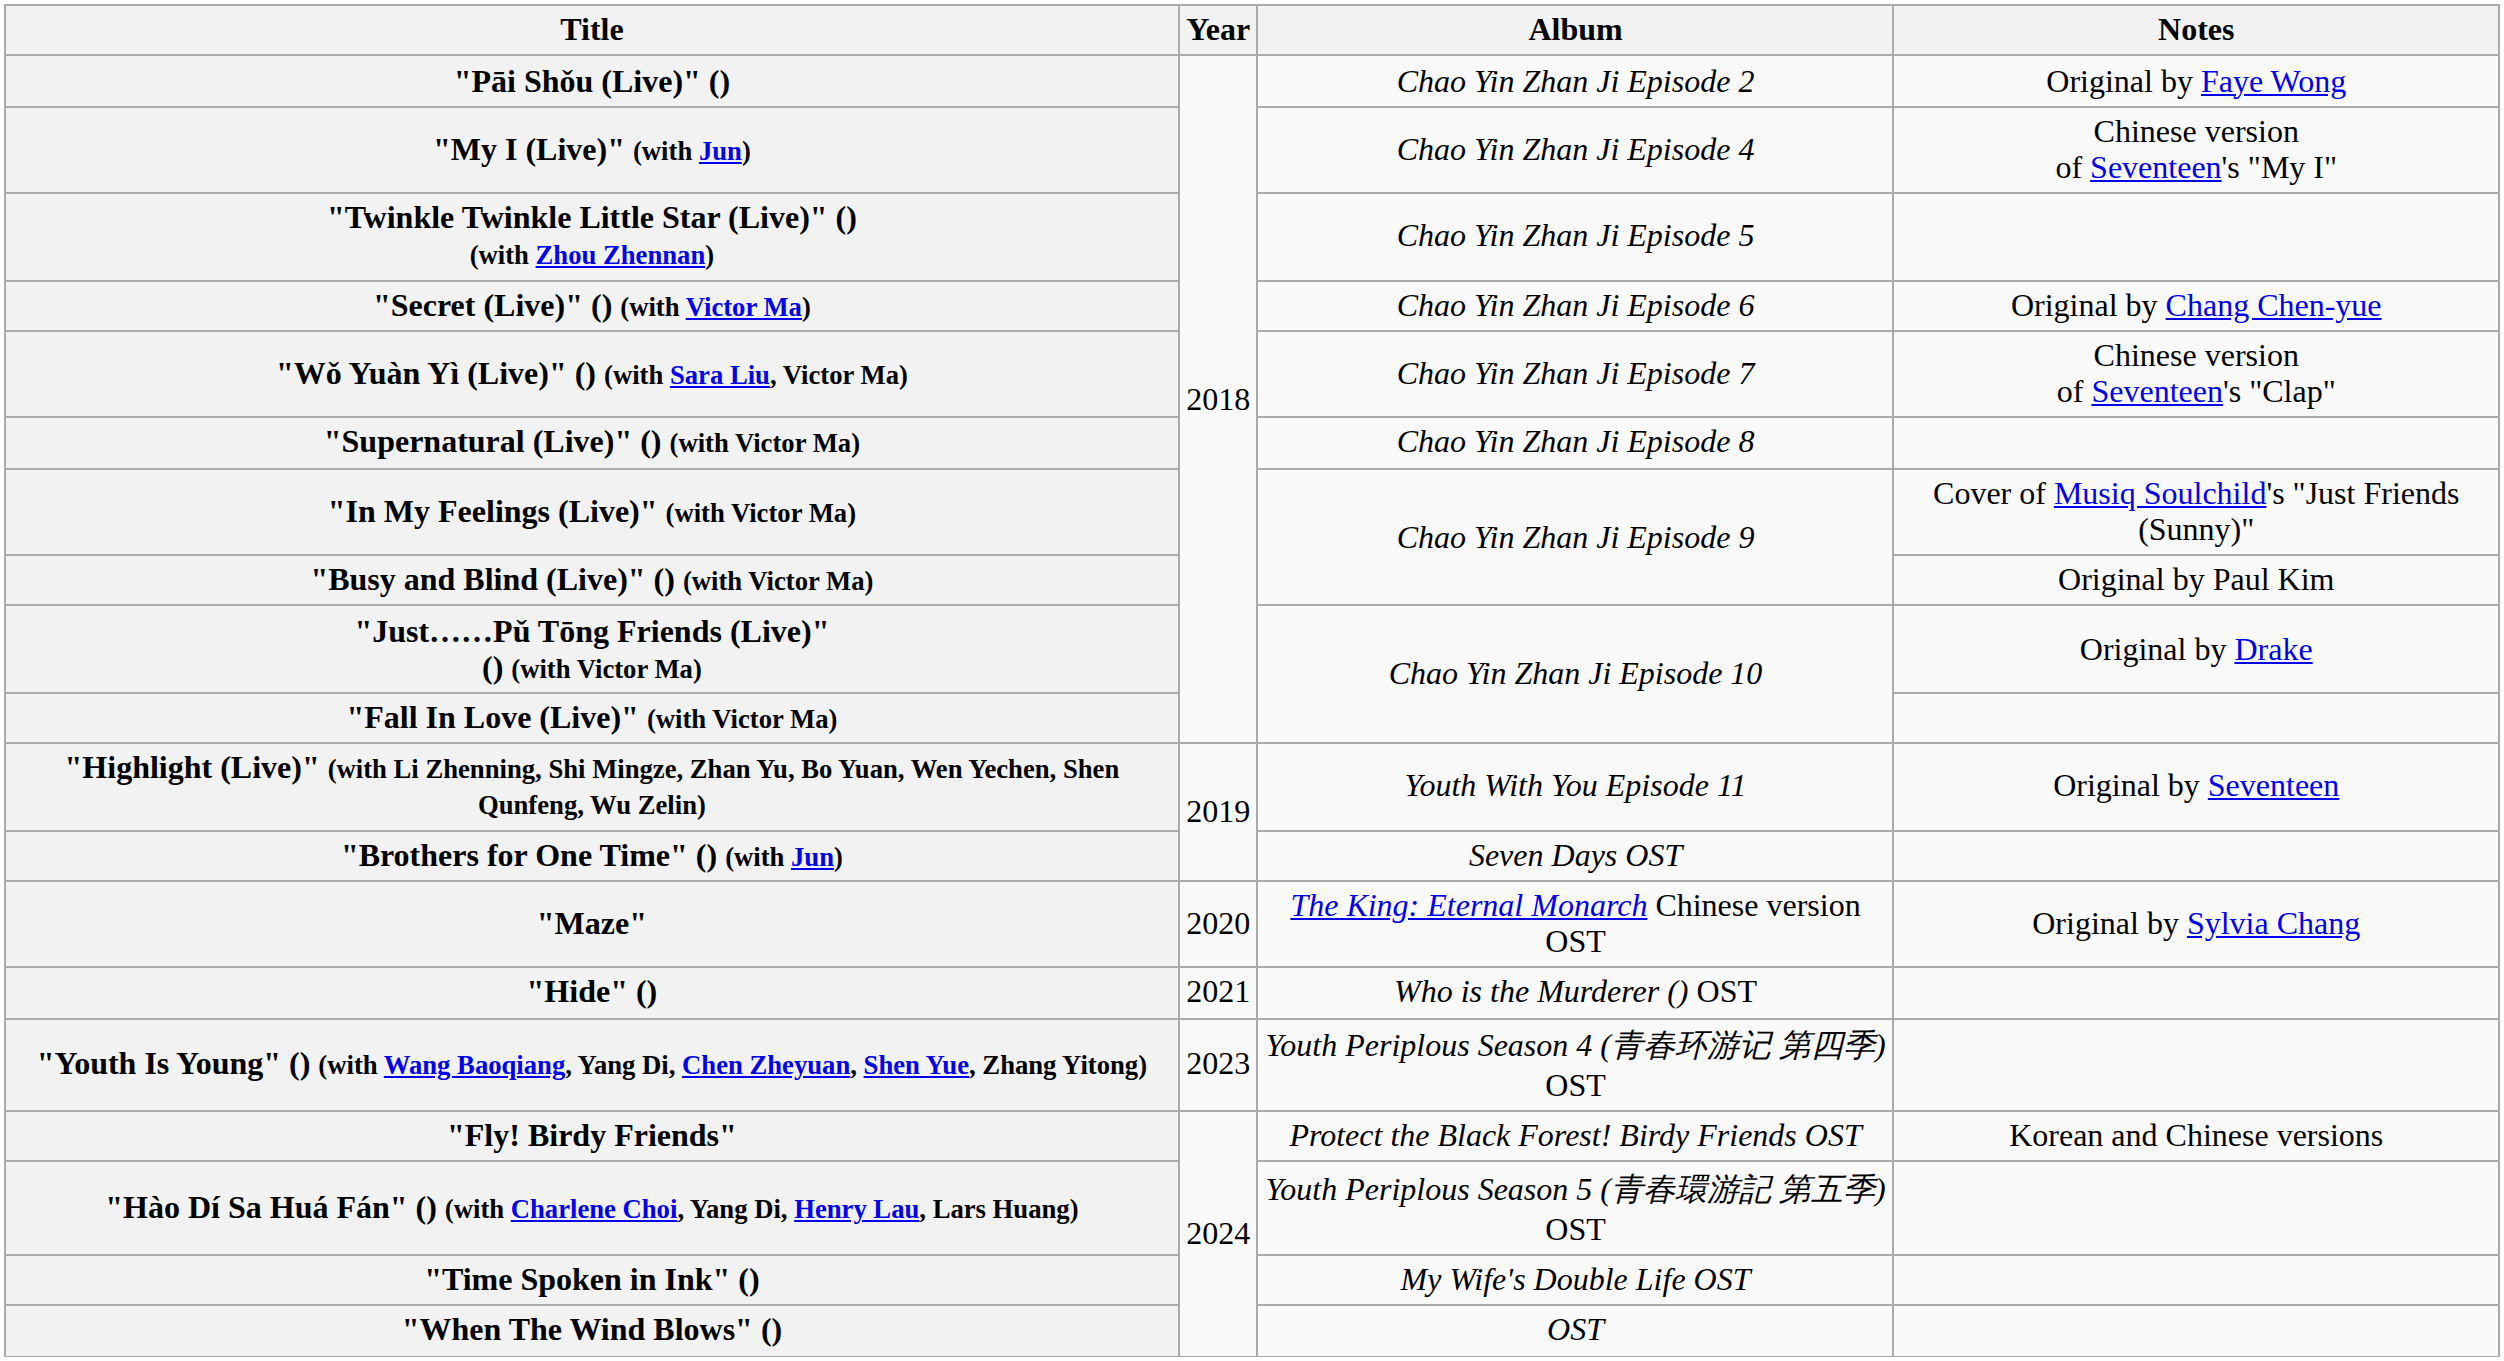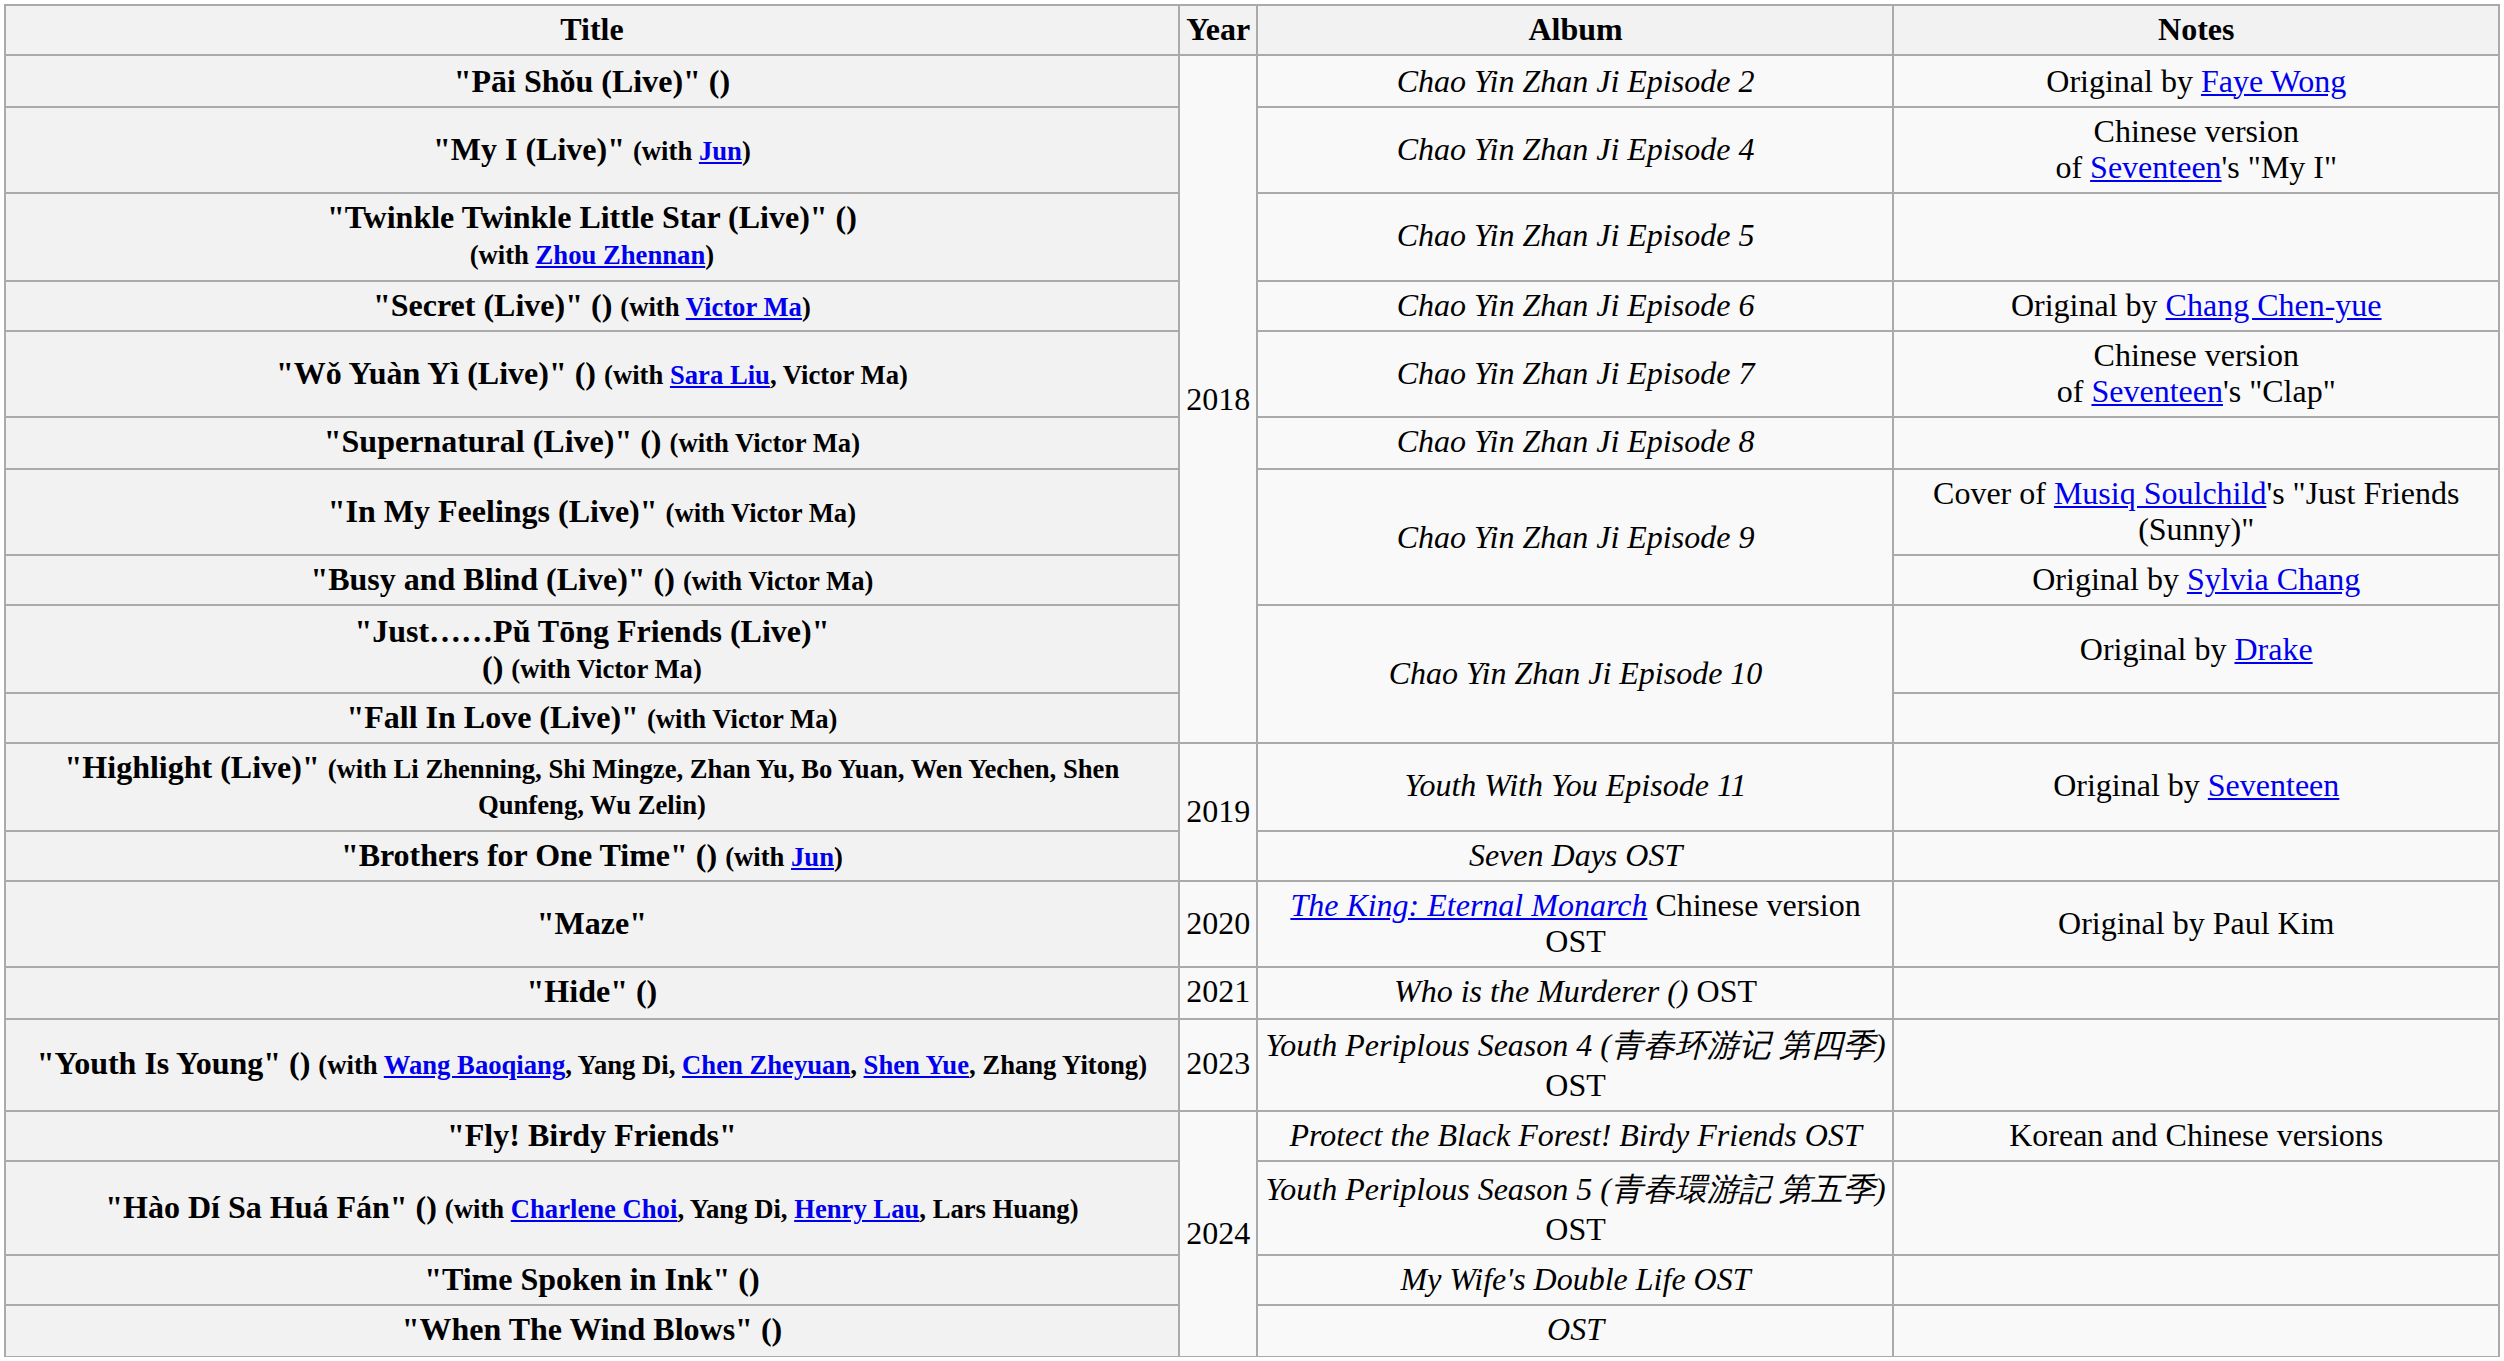(2196, 579) Original by Paul Kim -> (2196, 579) Original by Sylvia Chang
(2196, 923) Original by Sylvia Chang -> (2196, 923) Original by Paul Kim
